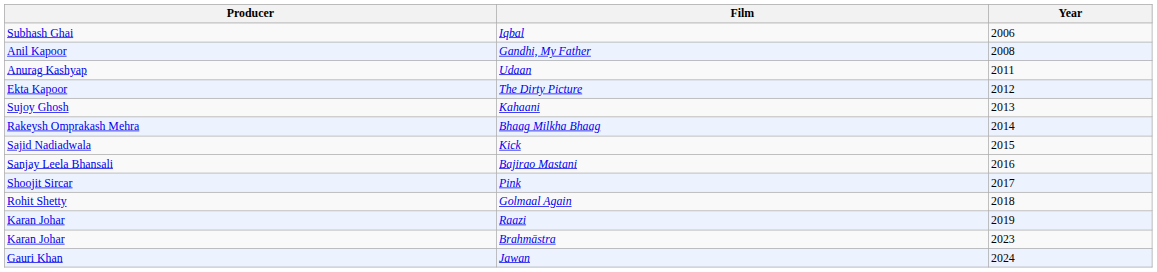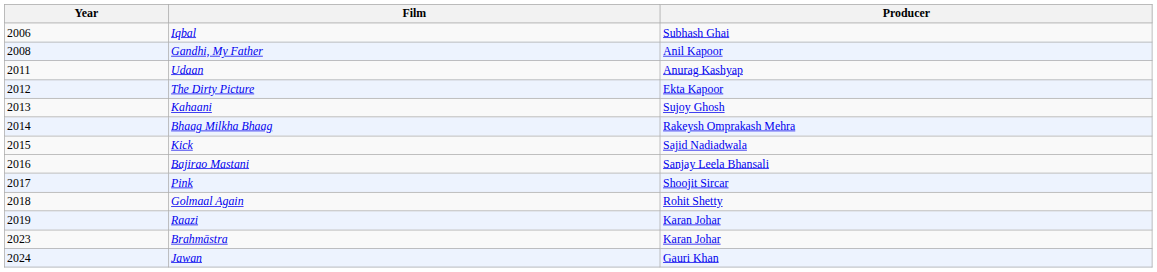columns swapped: (1070, 13) <-> (250, 13)
